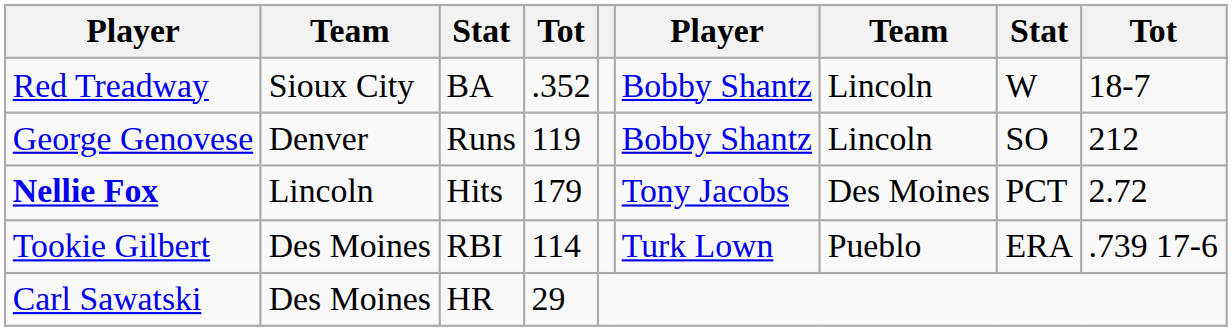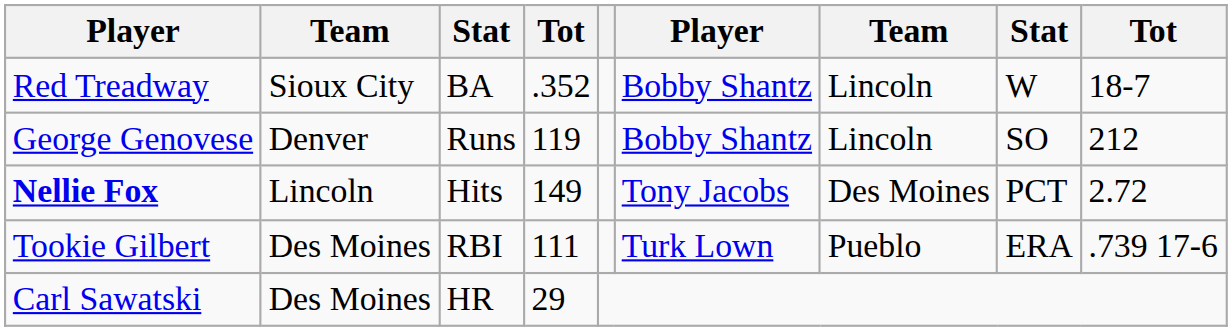(557, 191) 179 -> (557, 191) 149
(556, 245) 114 -> (556, 245) 111
